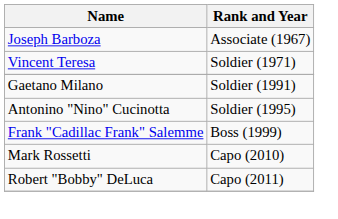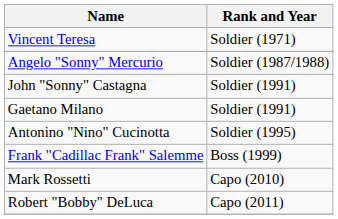- row: (54, 39)
+ row: (85, 62)
+ row: (77, 86)
